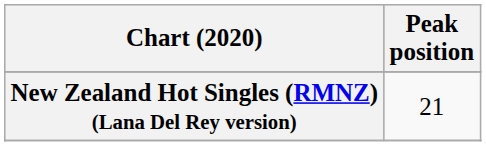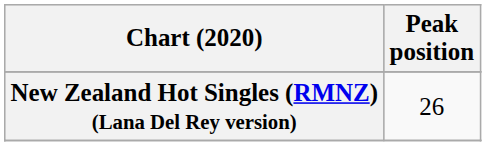(432, 105) 21 -> (432, 105) 26
